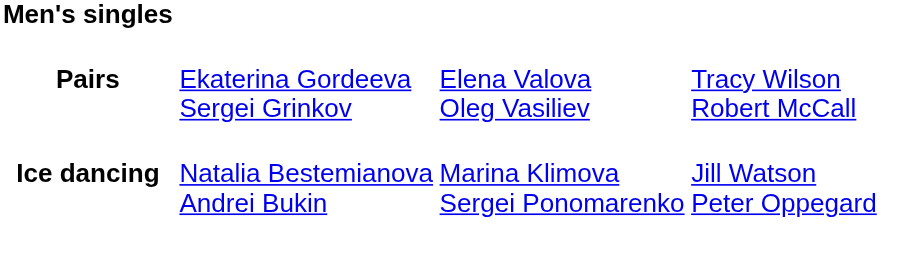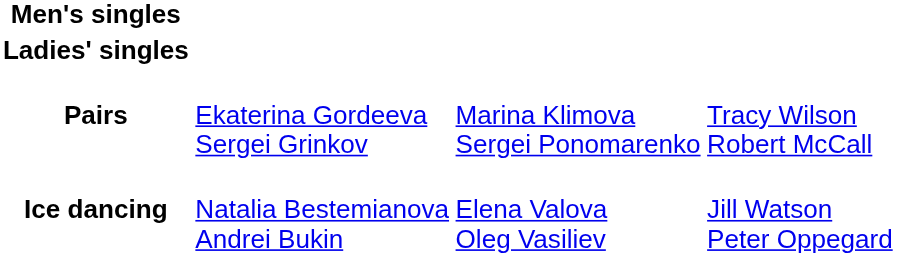+ row: (96, 50)
(515, 94) Elena Valova Oleg Vasiliev -> (578, 129) Marina Klimova Sergei Ponomarenko
(562, 188) Marina Klimova Sergei Ponomarenko -> (531, 224) Elena Valova Oleg Vasiliev
